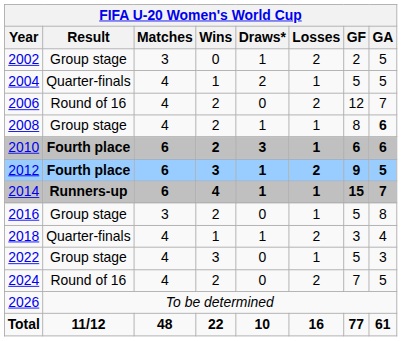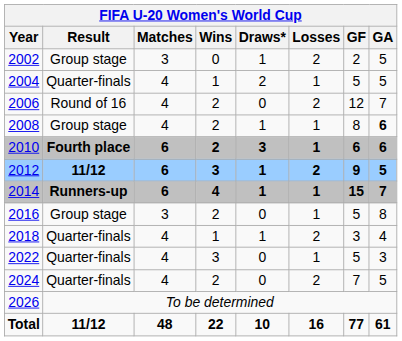(88, 170) Fourth place -> (88, 170) 11/12
(88, 258) Group stage -> (88, 258) Quarter-finals
(88, 280) Round of 16 -> (88, 280) Quarter-finals
